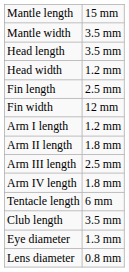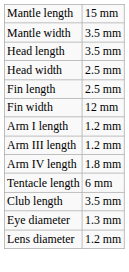(103, 70) 1.2 mm -> (103, 70) 2.5 mm
- row: (40, 145)
(103, 164) 2.5 mm -> (103, 145) 1.2 mm
(103, 257) 0.8 mm -> (103, 239) 1.2 mm
